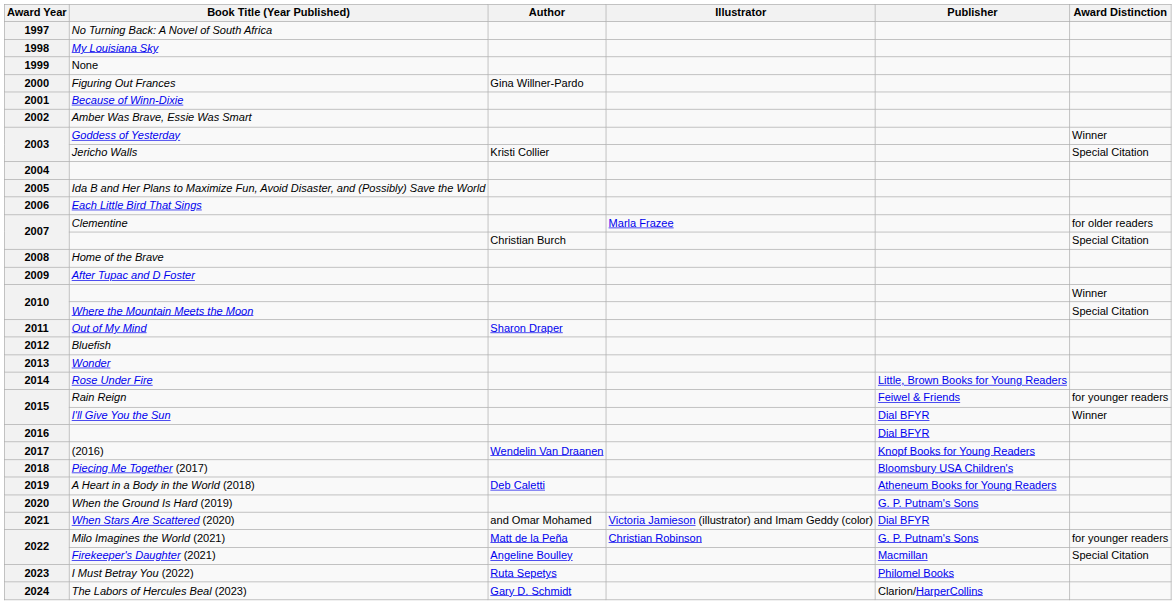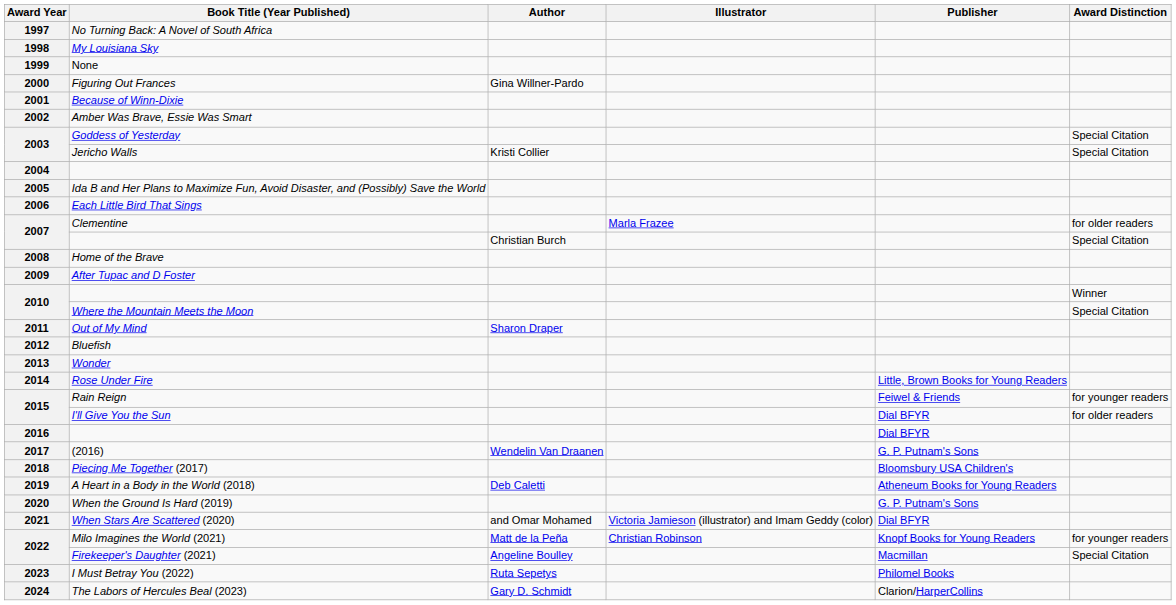(1090, 135) Winner -> (1110, 135) Special Citation
(1090, 415) Winner -> (1113, 415) for older readers
(956, 450) Knopf Books for Young Readers -> (928, 450) G. P. Putnam's Sons
(928, 538) G. P. Putnam's Sons -> (956, 538) Knopf Books for Young Readers
